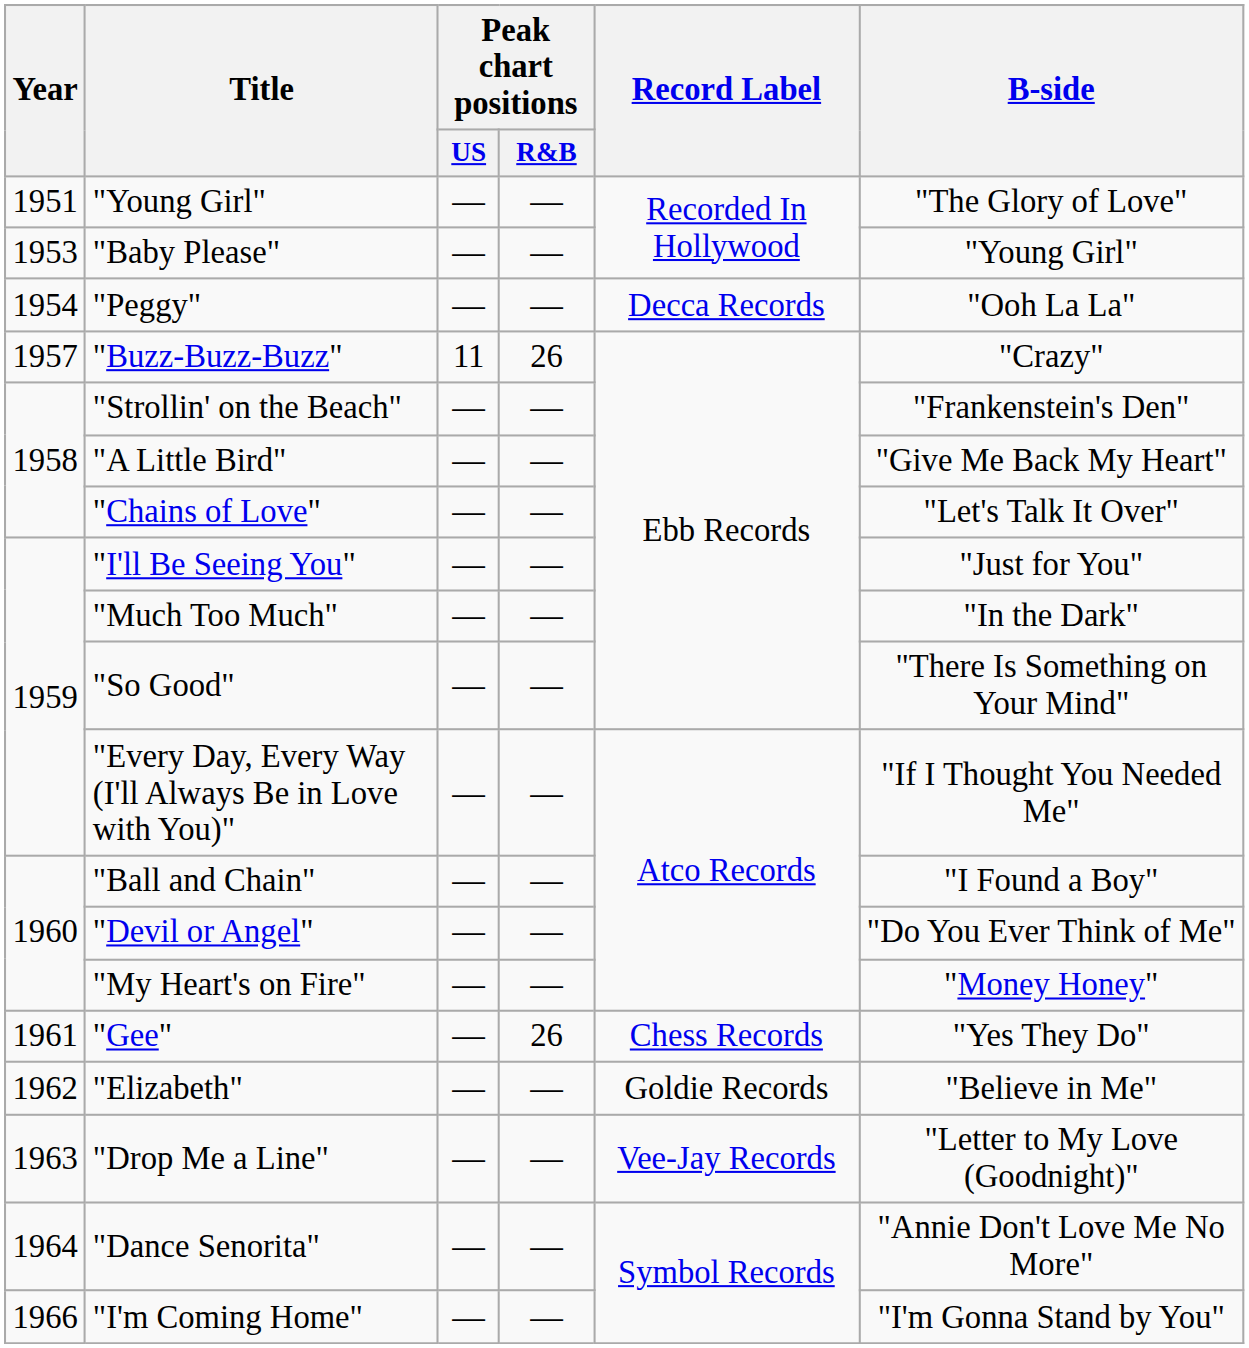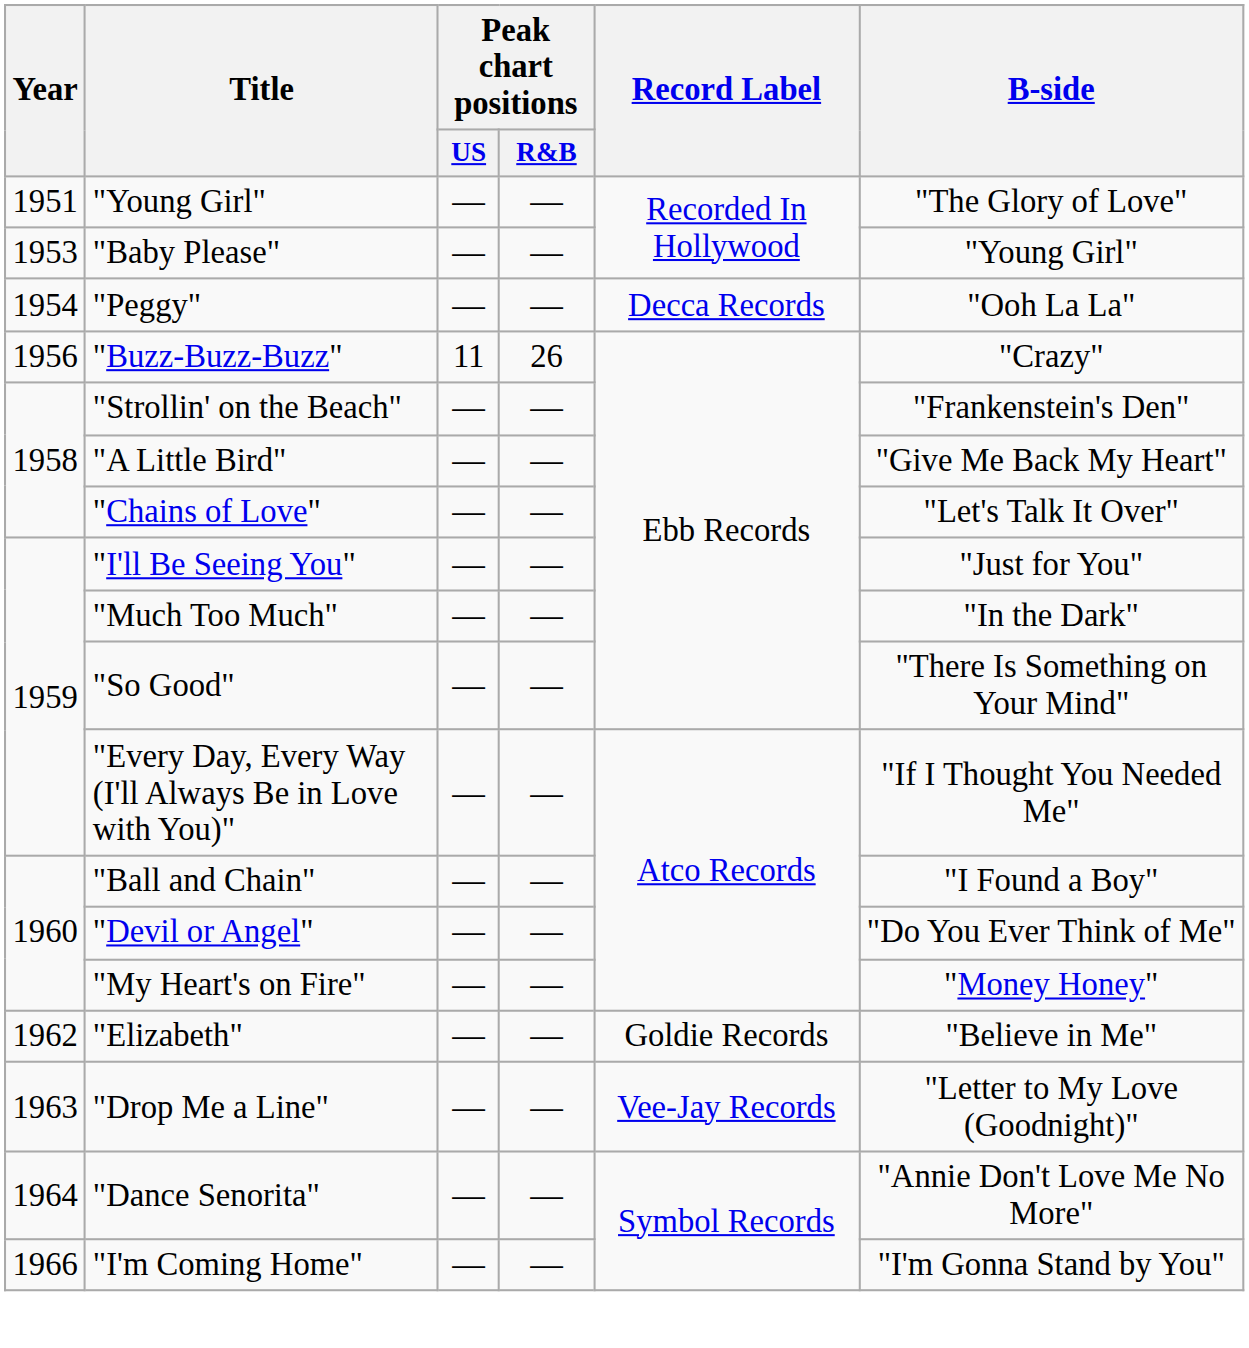(45, 356) 1957 -> (45, 356) 1956
- row: (132, 1035)
